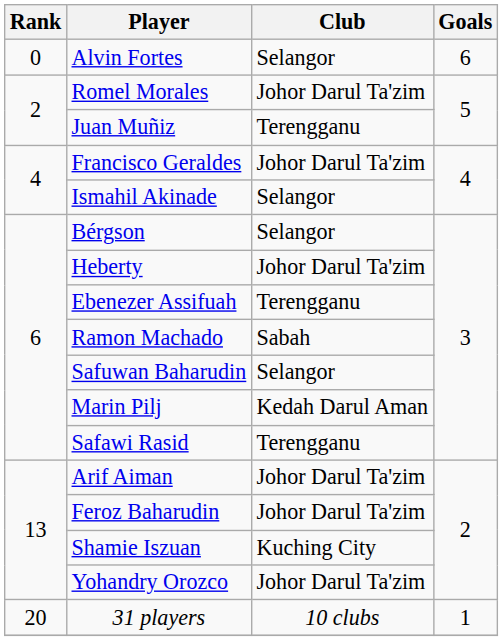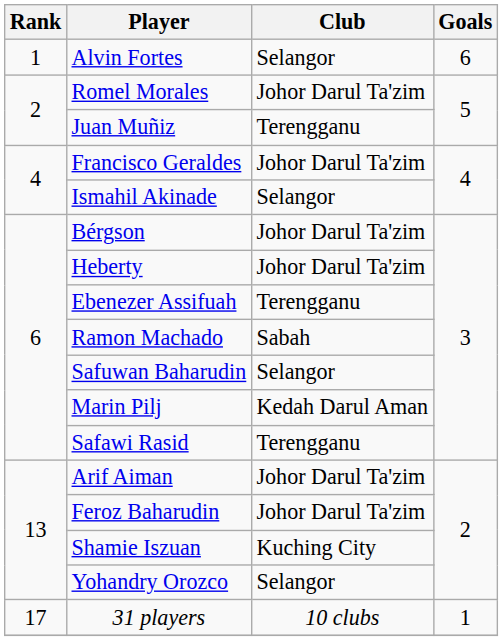(36, 57) 0 -> (36, 57) 1
(296, 232) Selangor -> (341, 232) Johor Darul Ta'zim
(341, 582) Johor Darul Ta'zim -> (296, 582) Selangor
(36, 617) 20 -> (36, 617) 17
